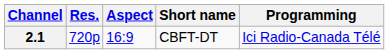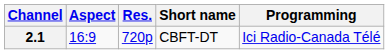columns swapped: (84, 15) <-> (130, 15)
